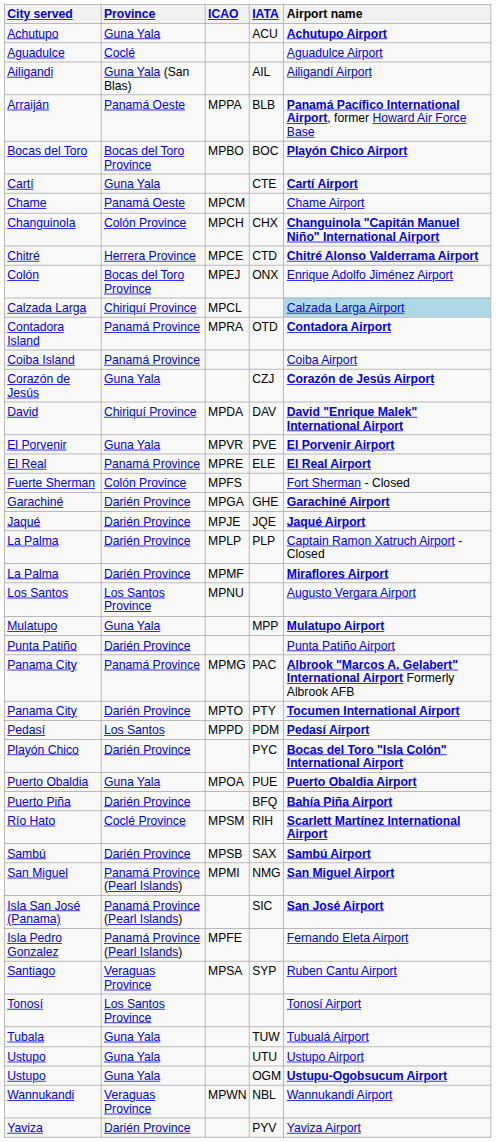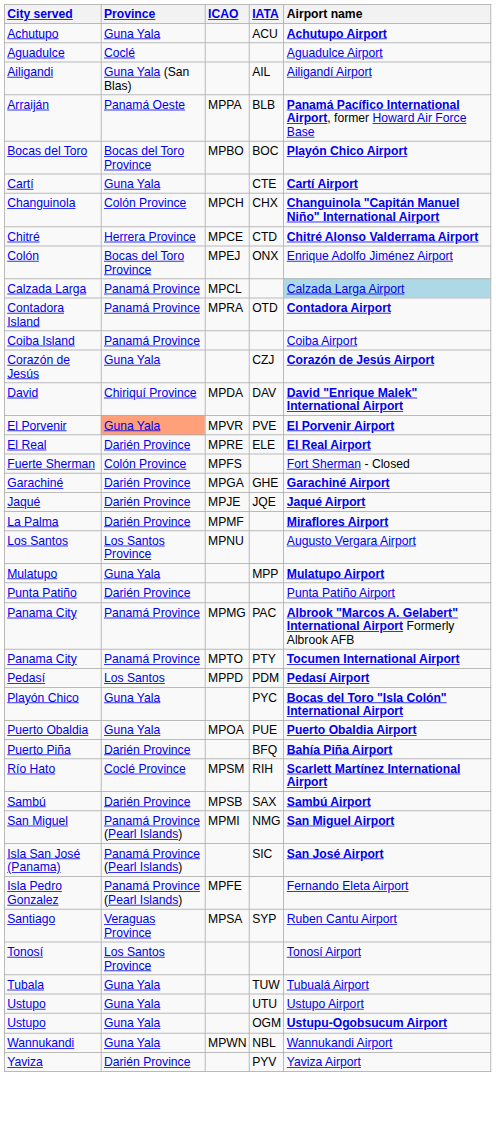- row: (27, 203)
(150, 308) Chiriquí Province -> (152, 288) Panamá Province
(132, 445) no background -> (132, 425) lightsalmon background
(152, 464) Panamá Province -> (147, 445) Darién Province
- row: (33, 541)
(147, 711) Darién Province -> (152, 659) Panamá Province
(147, 749) Darién Province -> (132, 697) Guna Yala
(130, 1102) Veraguas Province -> (132, 1043) Guna Yala
